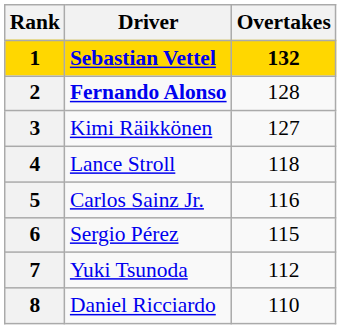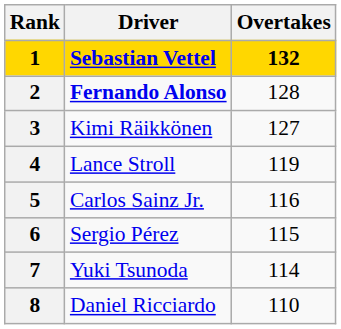(284, 164) 118 -> (284, 164) 119
(284, 270) 112 -> (284, 270) 114
